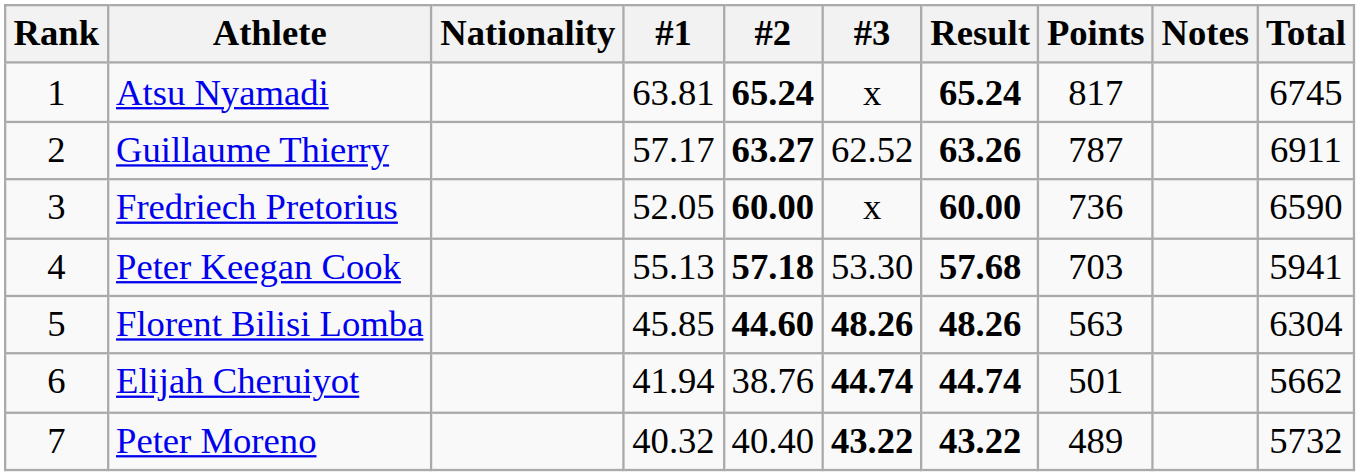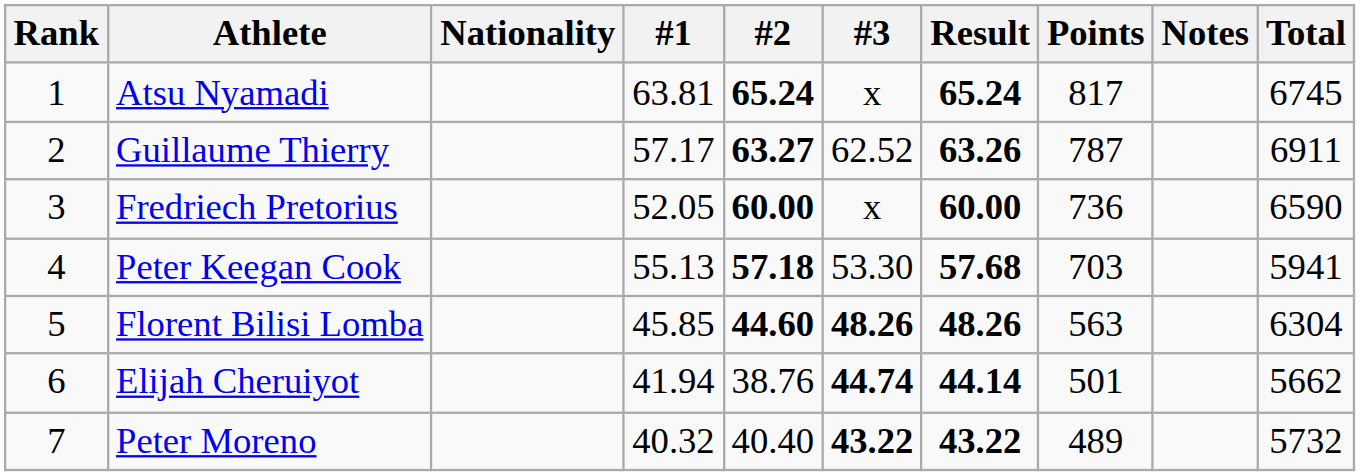(980, 382) 44.74 -> (980, 382) 44.14
